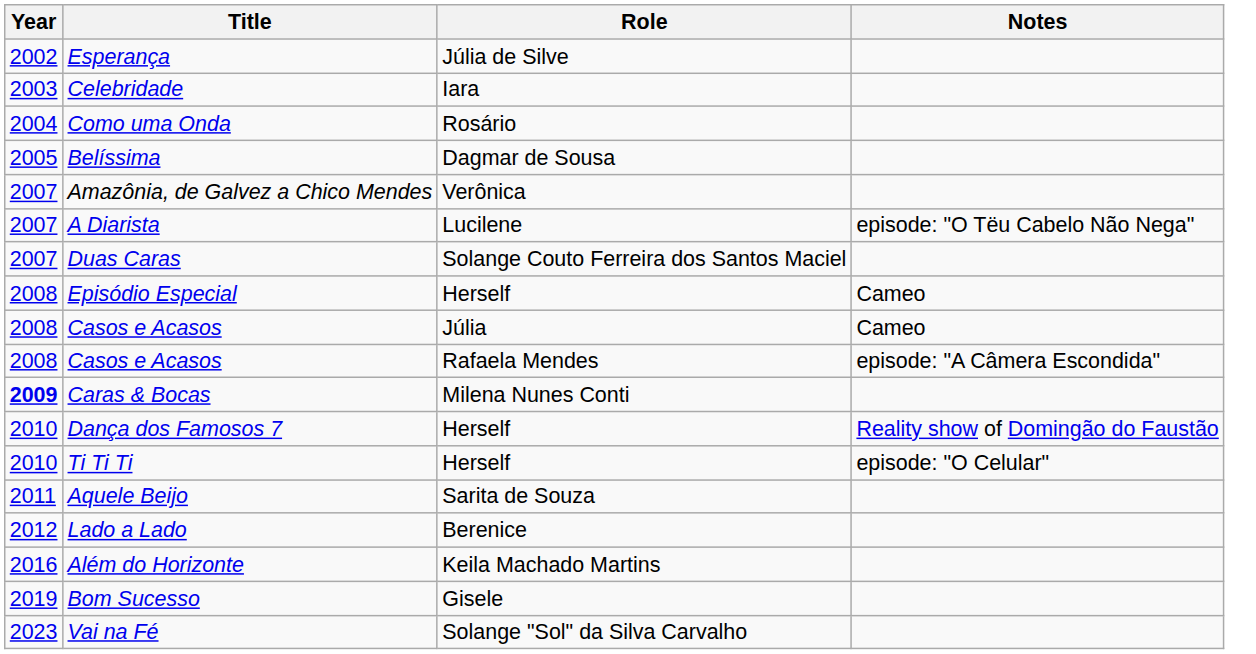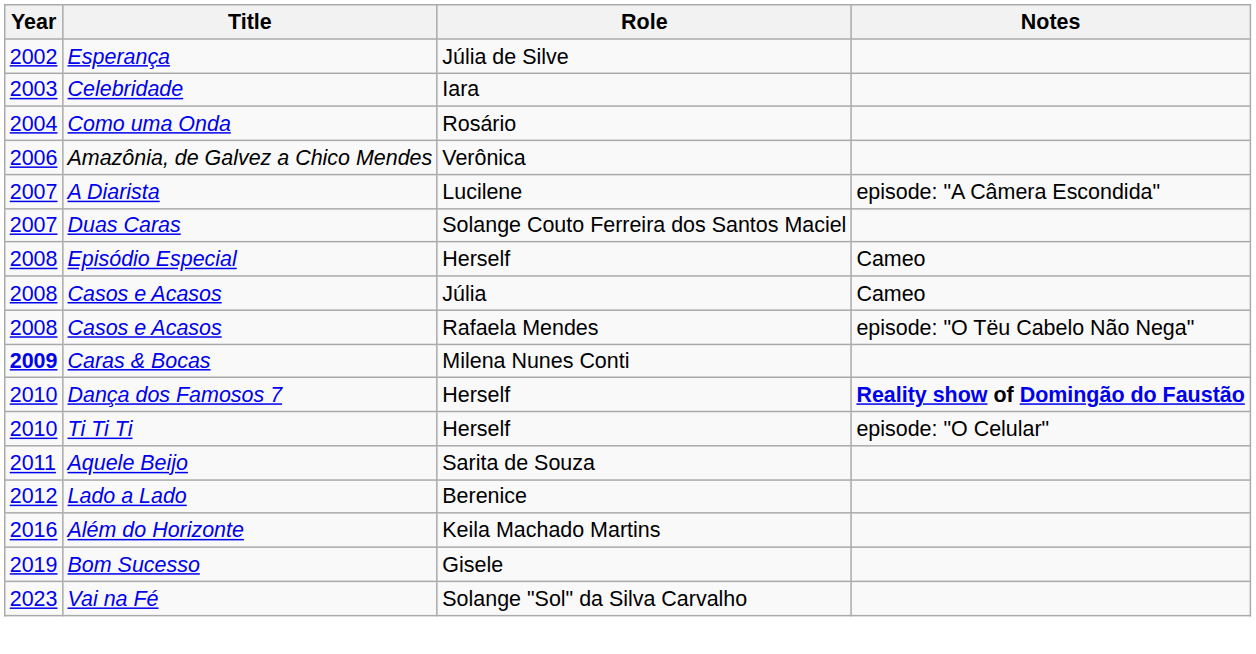- row: (114, 158)
(34, 192) 2007 -> (34, 158) 2006
(1025, 225) episode: "O Tëu Cabelo Não Nega" -> (1008, 192) episode: "A Câmera Escondida"
(1008, 361) episode: "A Câmera Escondida" -> (1025, 327) episode: "O Tëu Cabelo Não Nega"
(1038, 429) normal -> (1051, 395) bold
